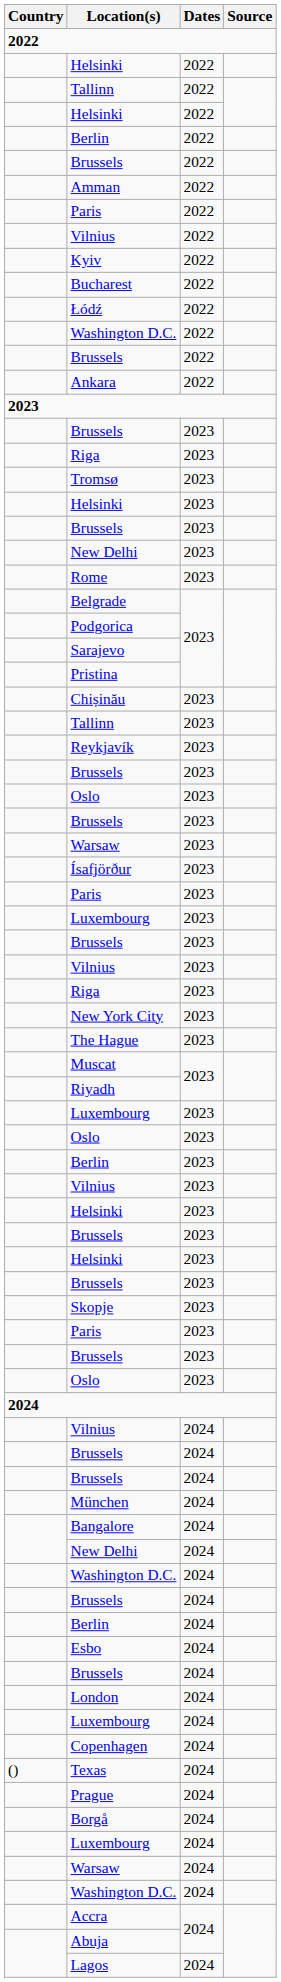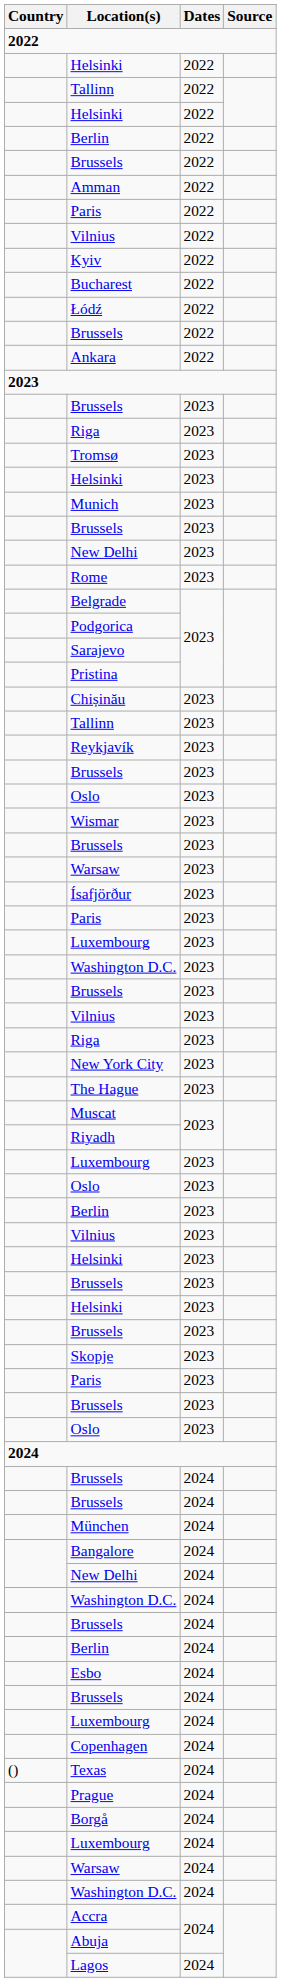- row: (123, 333)
+ row: (94, 503)
+ row: (95, 820)
+ row: (123, 966)
- row: (93, 1429)
- row: (94, 1697)
